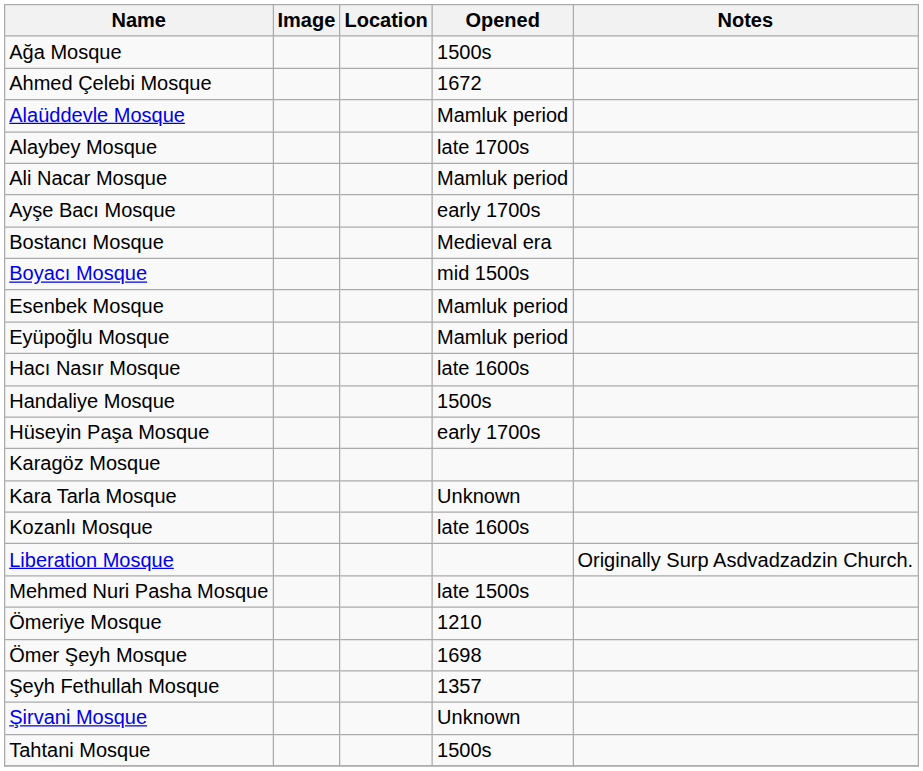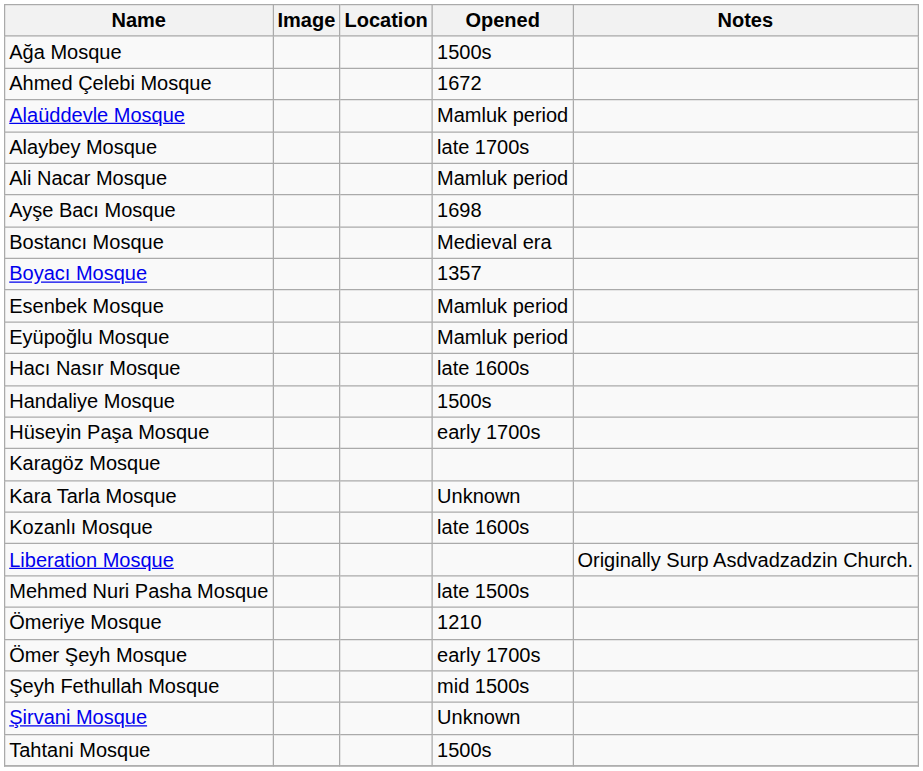(489, 210) early 1700s -> (459, 210) 1698
(483, 274) mid 1500s -> (459, 274) 1357
(459, 654) 1698 -> (489, 654) early 1700s
(459, 686) 1357 -> (483, 686) mid 1500s
